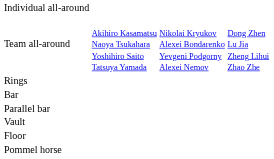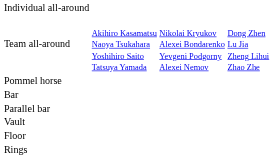rows swapped: (16, 80) <-> (33, 150)
